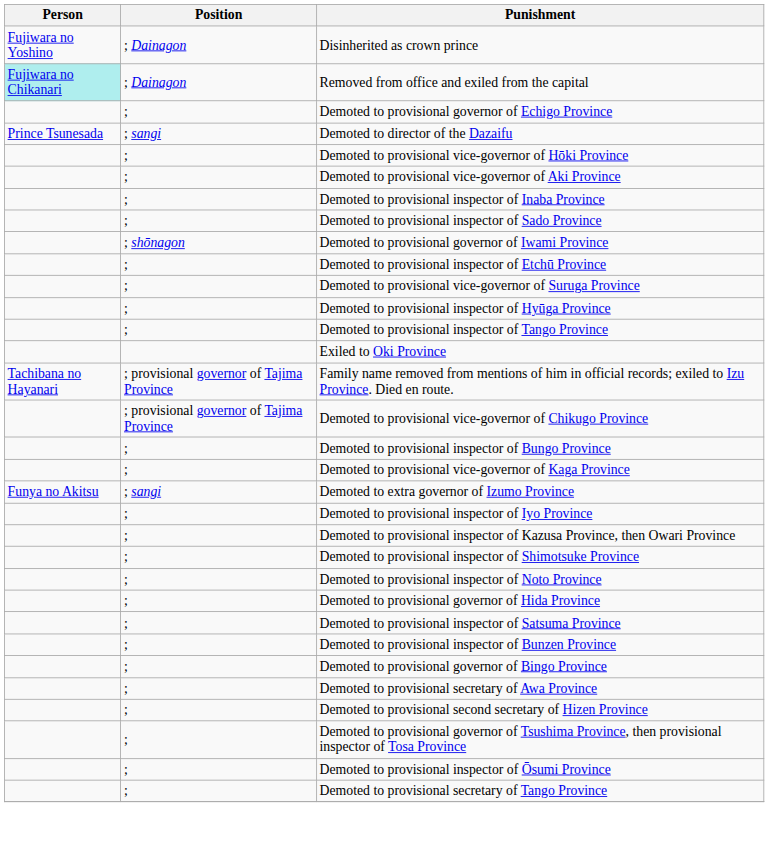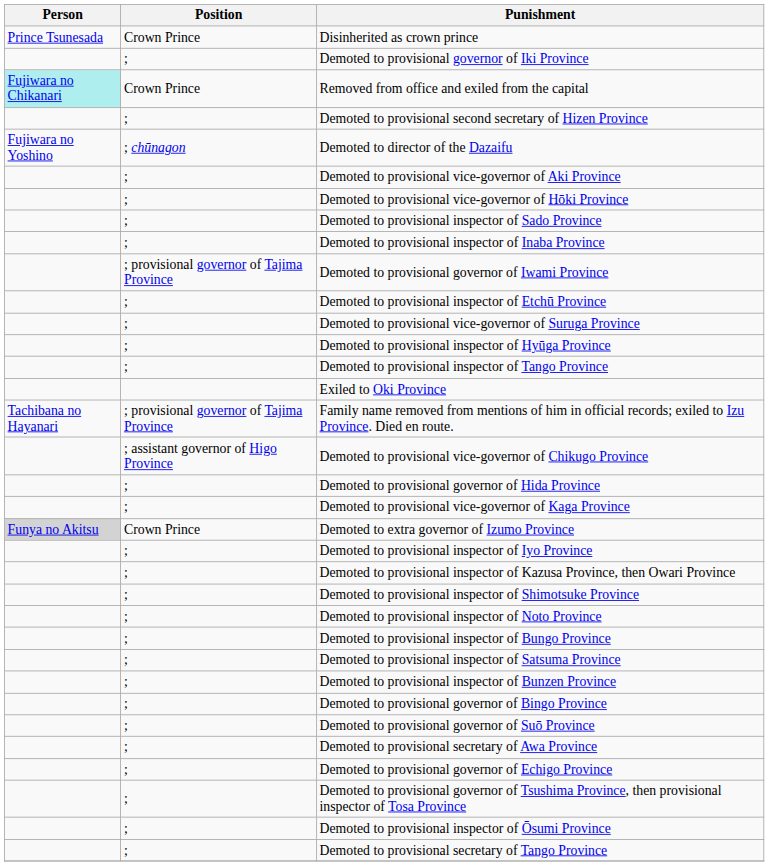(41, 44) Fujiwara no Yoshino -> (55, 37) Prince Tsunesada
(155, 44) ; Dainagon -> (162, 37) Crown Prince
+ row: (454, 59)
(155, 82) ; Dainagon -> (162, 88) Crown Prince
rows swapped: (466, 111) <-> (484, 710)
(55, 133) Prince Tsunesada -> (41, 147) Fujiwara no Yoshino
(143, 133) ; sangi -> (155, 147) ; chūnagon
rows swapped: (474, 155) <-> (470, 177)
rows swapped: (461, 220) <-> (462, 199)
(154, 242) ; shōnagon -> (213, 272) ; provisional governor of Tajima Province
(213, 418) ; provisional governor of Tajima Province -> (200, 456) ; assistant governor of Higo Province
rows swapped: (460, 601) <-> (465, 448)
(53, 491) no background -> (53, 529) lightgrey background
(143, 491) ; sangi -> (162, 529) Crown Prince
+ row: (457, 725)
